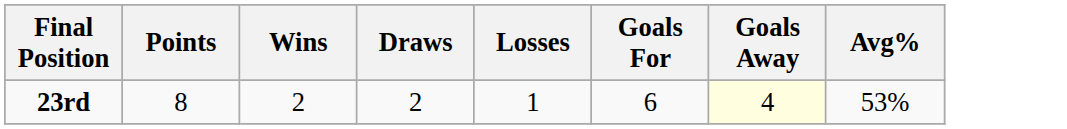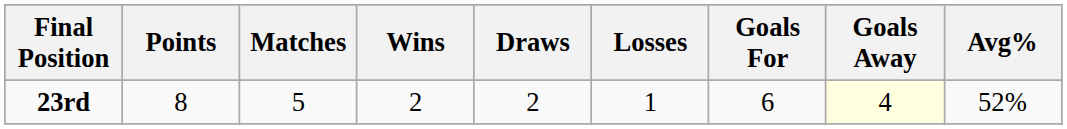+ column: (298, 42)
(885, 101) 53% -> (1002, 101) 52%
